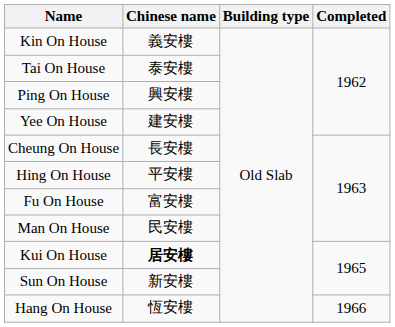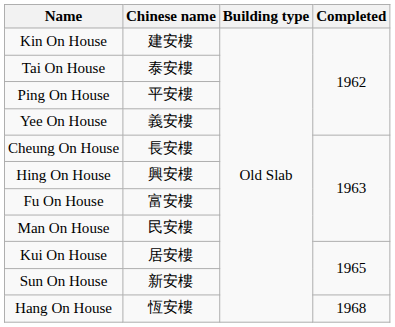(171, 41) 義安樓 -> (171, 41) 建安樓
(171, 94) 興安樓 -> (171, 94) 平安樓
(171, 121) 建安樓 -> (171, 121) 義安樓
(171, 174) 平安樓 -> (171, 174) 興安樓
(171, 254) bold -> (171, 254) normal
(351, 308) 1966 -> (351, 308) 1968
